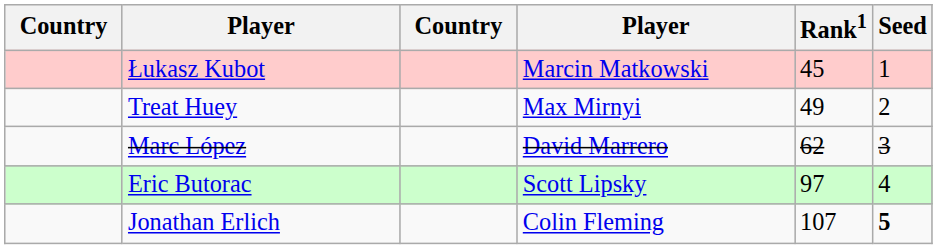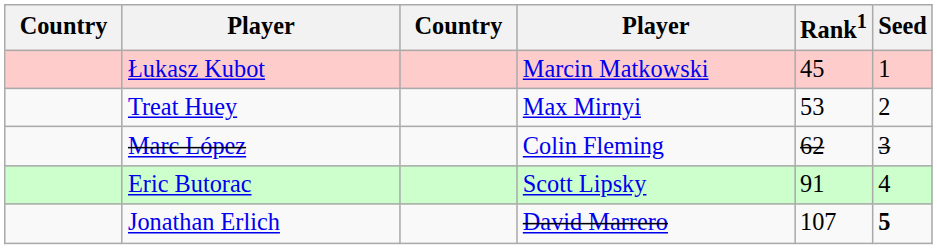(812, 107) 49 -> (812, 107) 53
(595, 146) David Marrero -> (593, 146) Colin Fleming
(812, 184) 97 -> (812, 184) 91
(593, 223) Colin Fleming -> (595, 223) David Marrero
